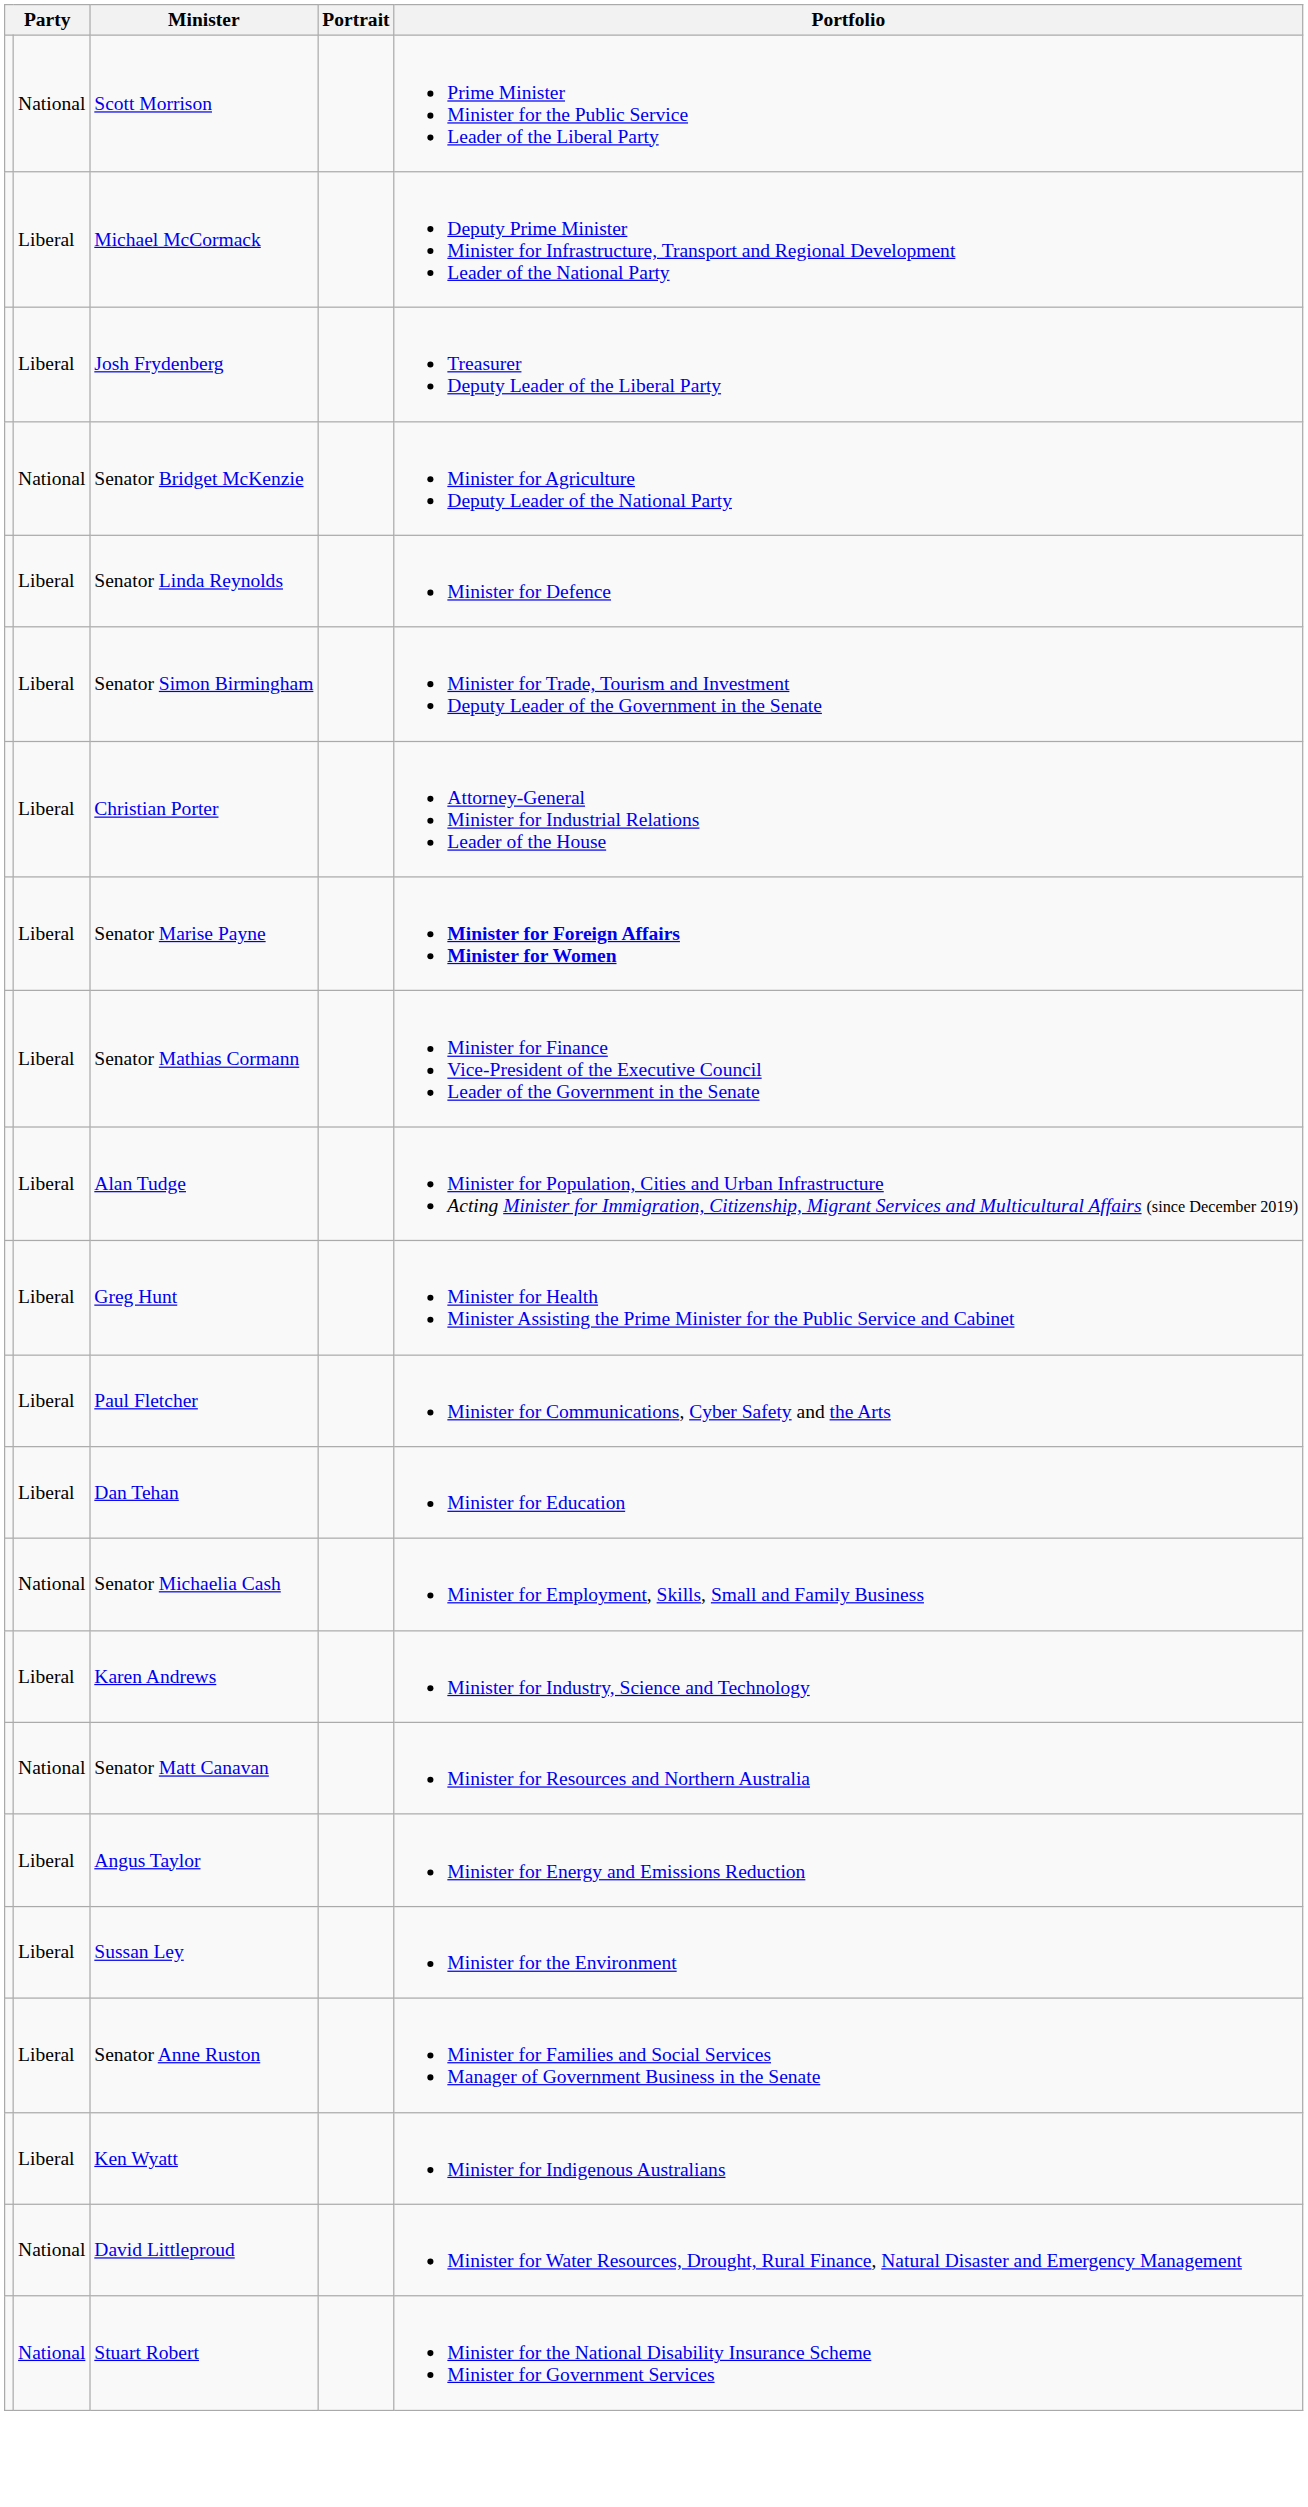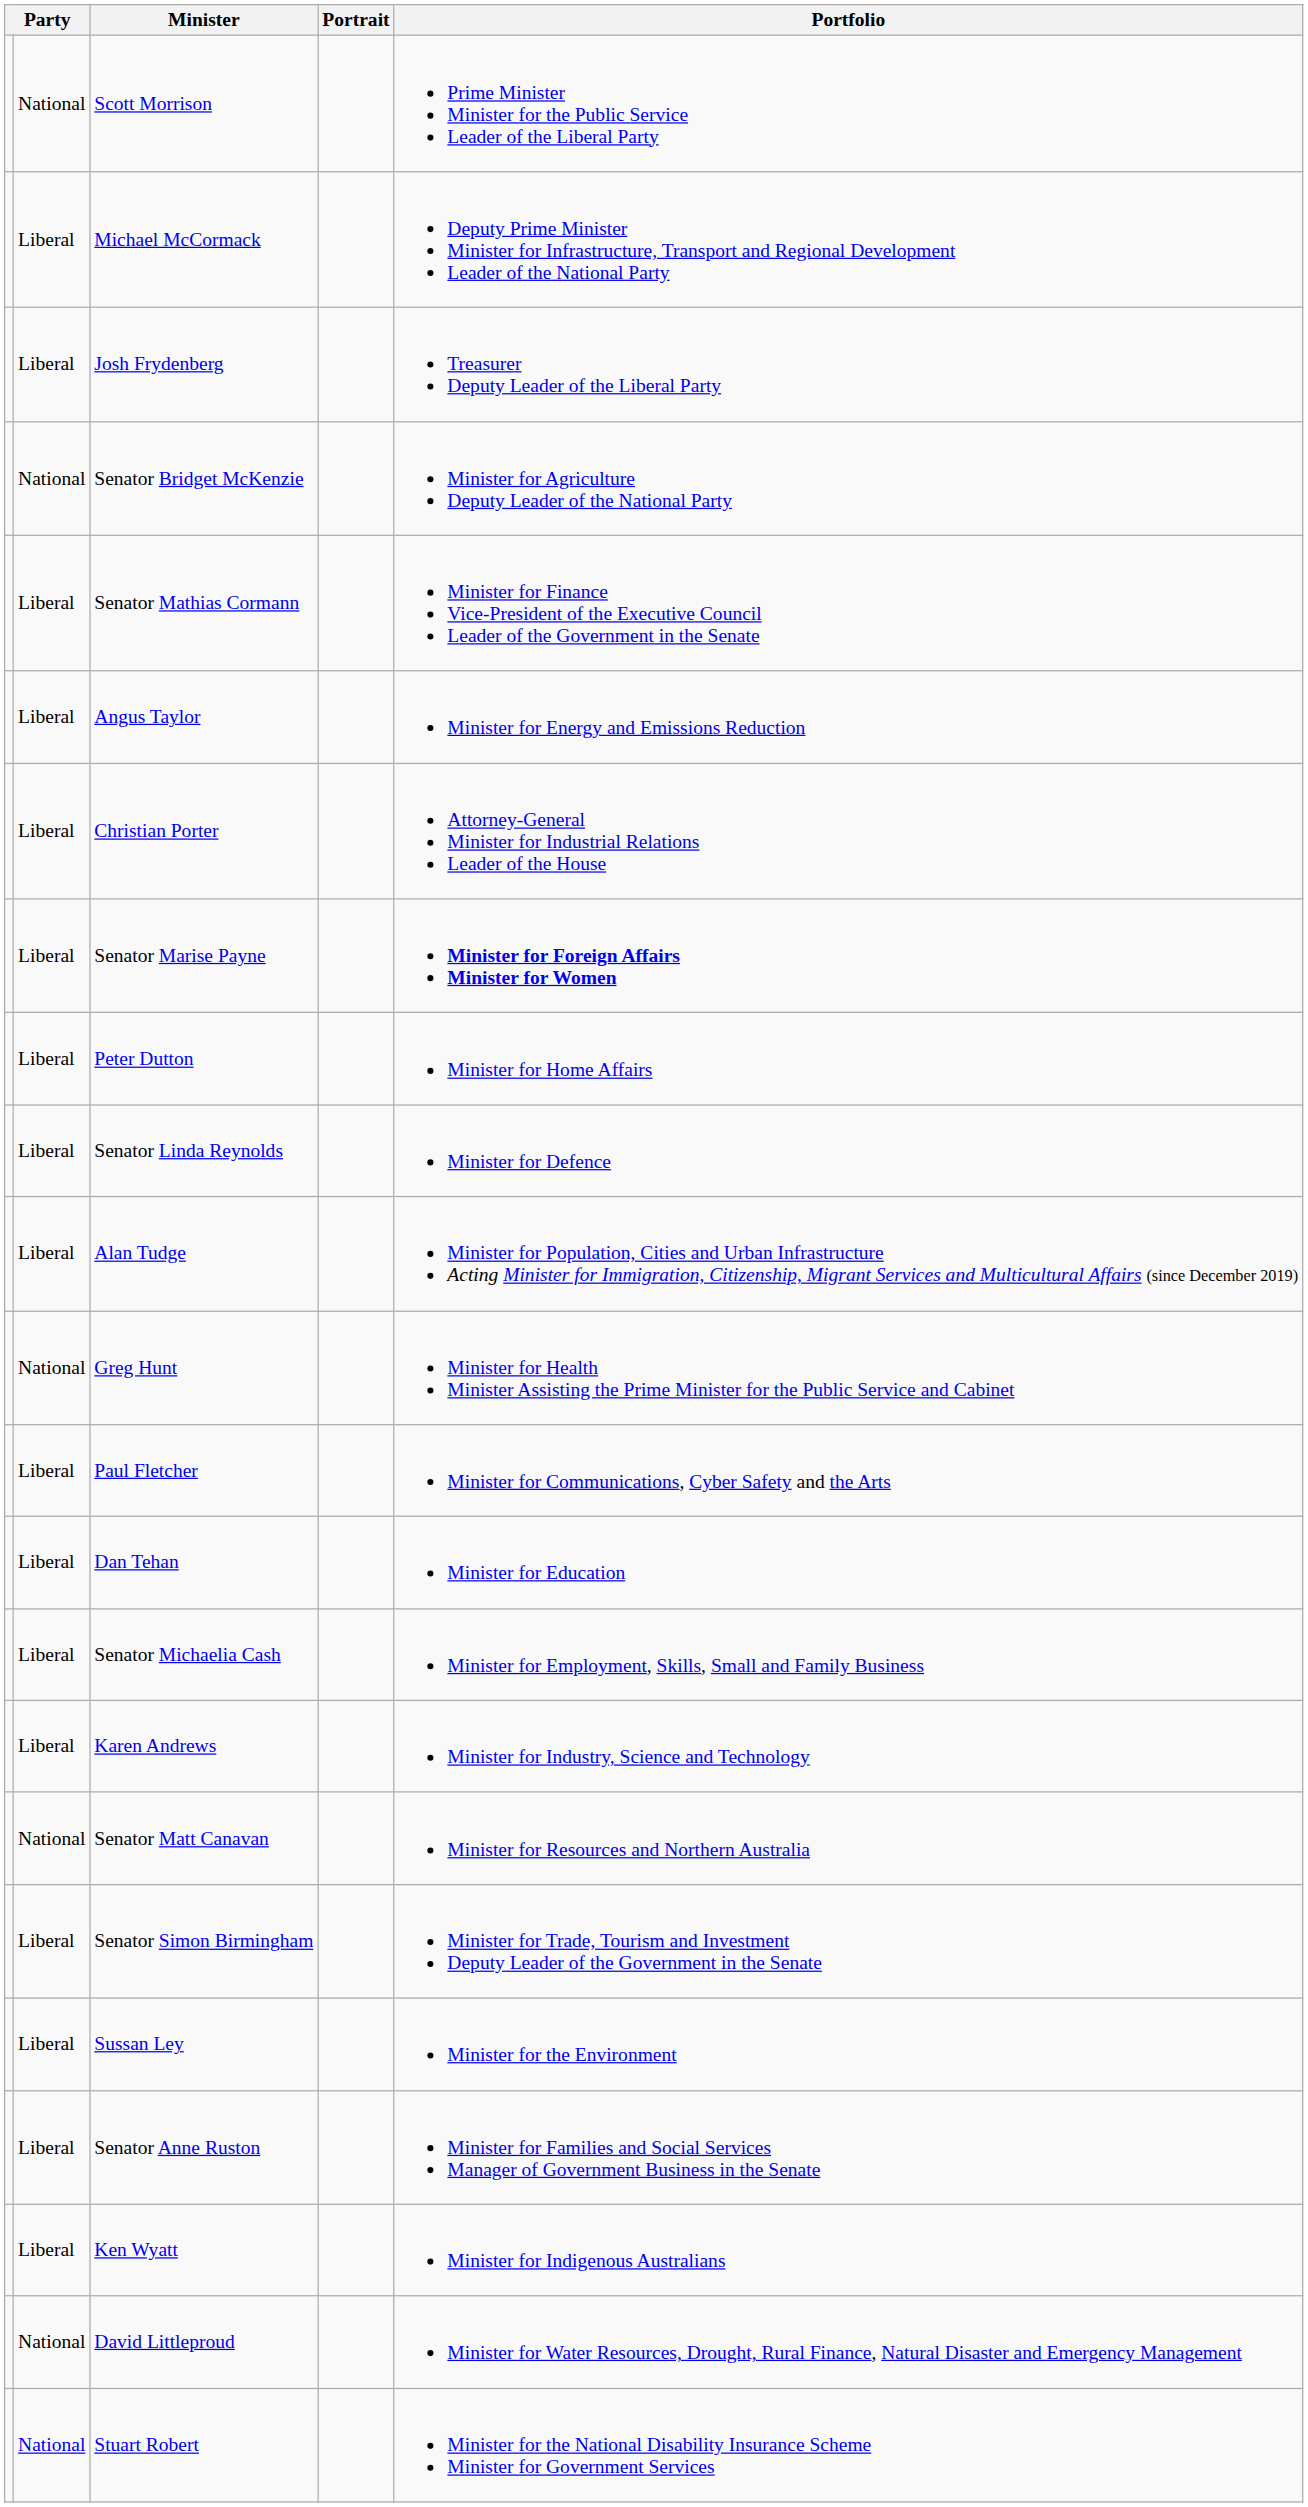rows swapped: (197, 1058) <-> (189, 581)
rows swapped: (204, 683) <-> (147, 1860)
+ row: (144, 1058)
(46, 1297) Liberal -> (52, 1367) National
(52, 1584) National -> (46, 1654) Liberal
